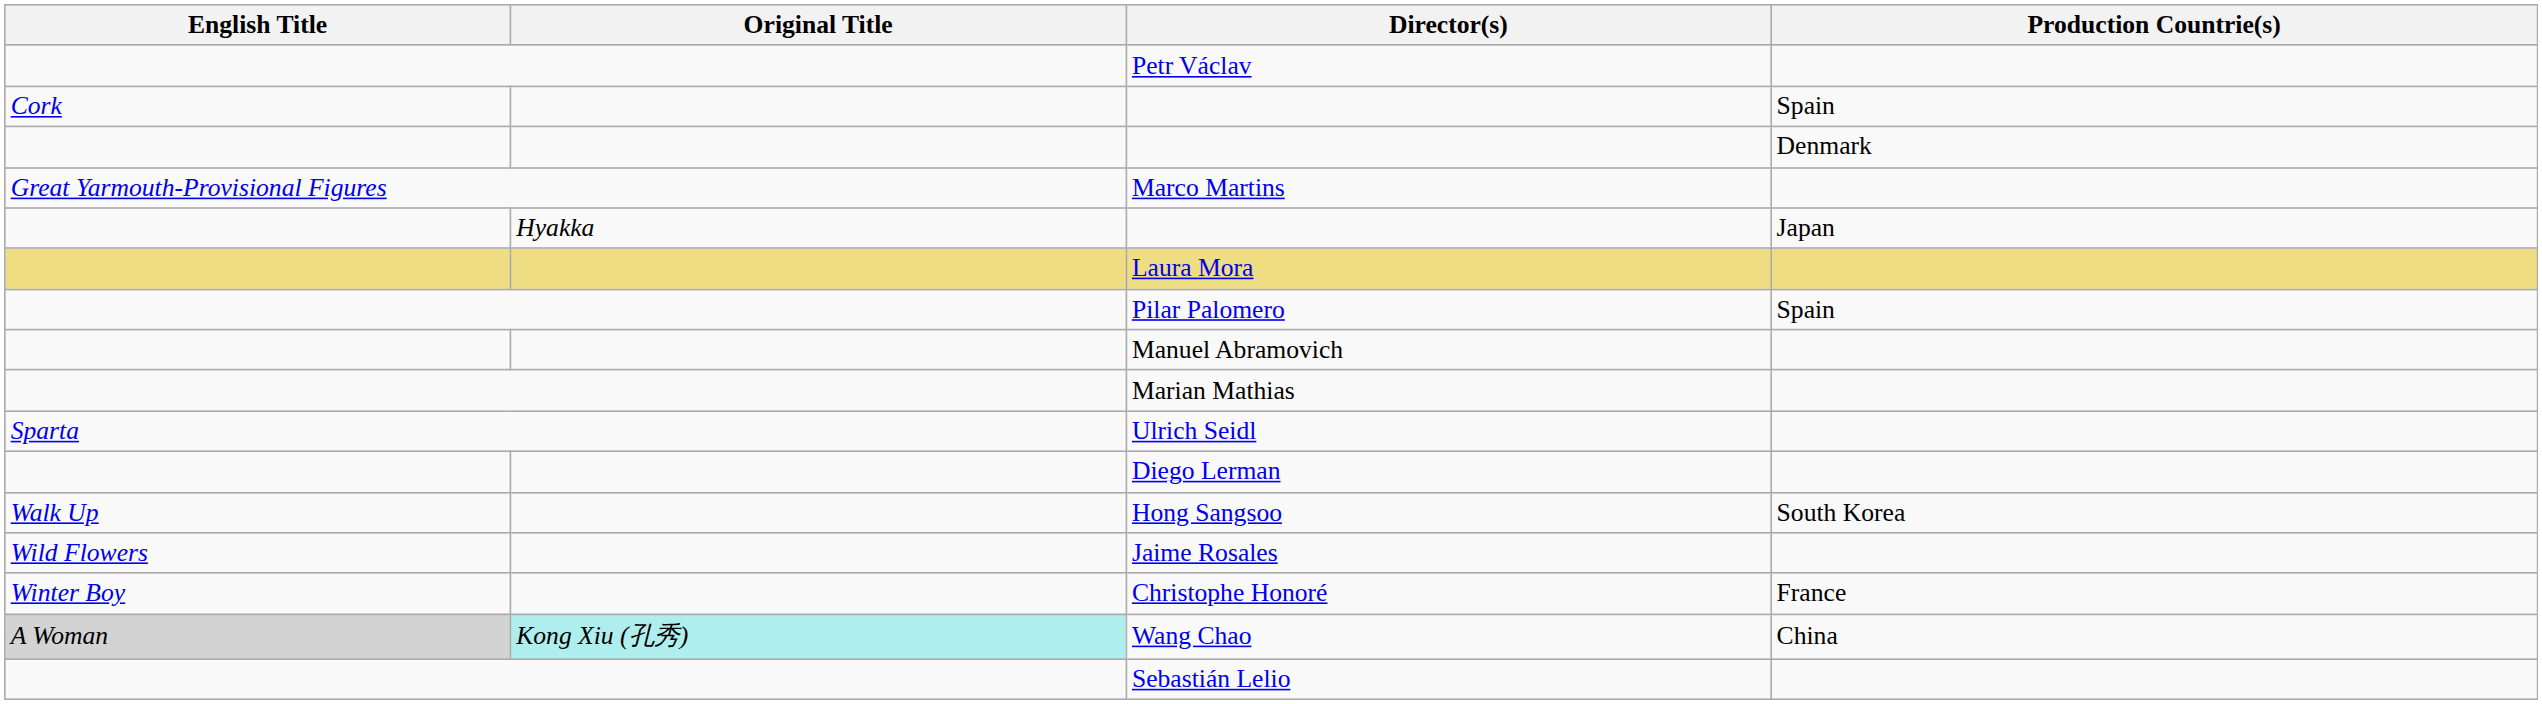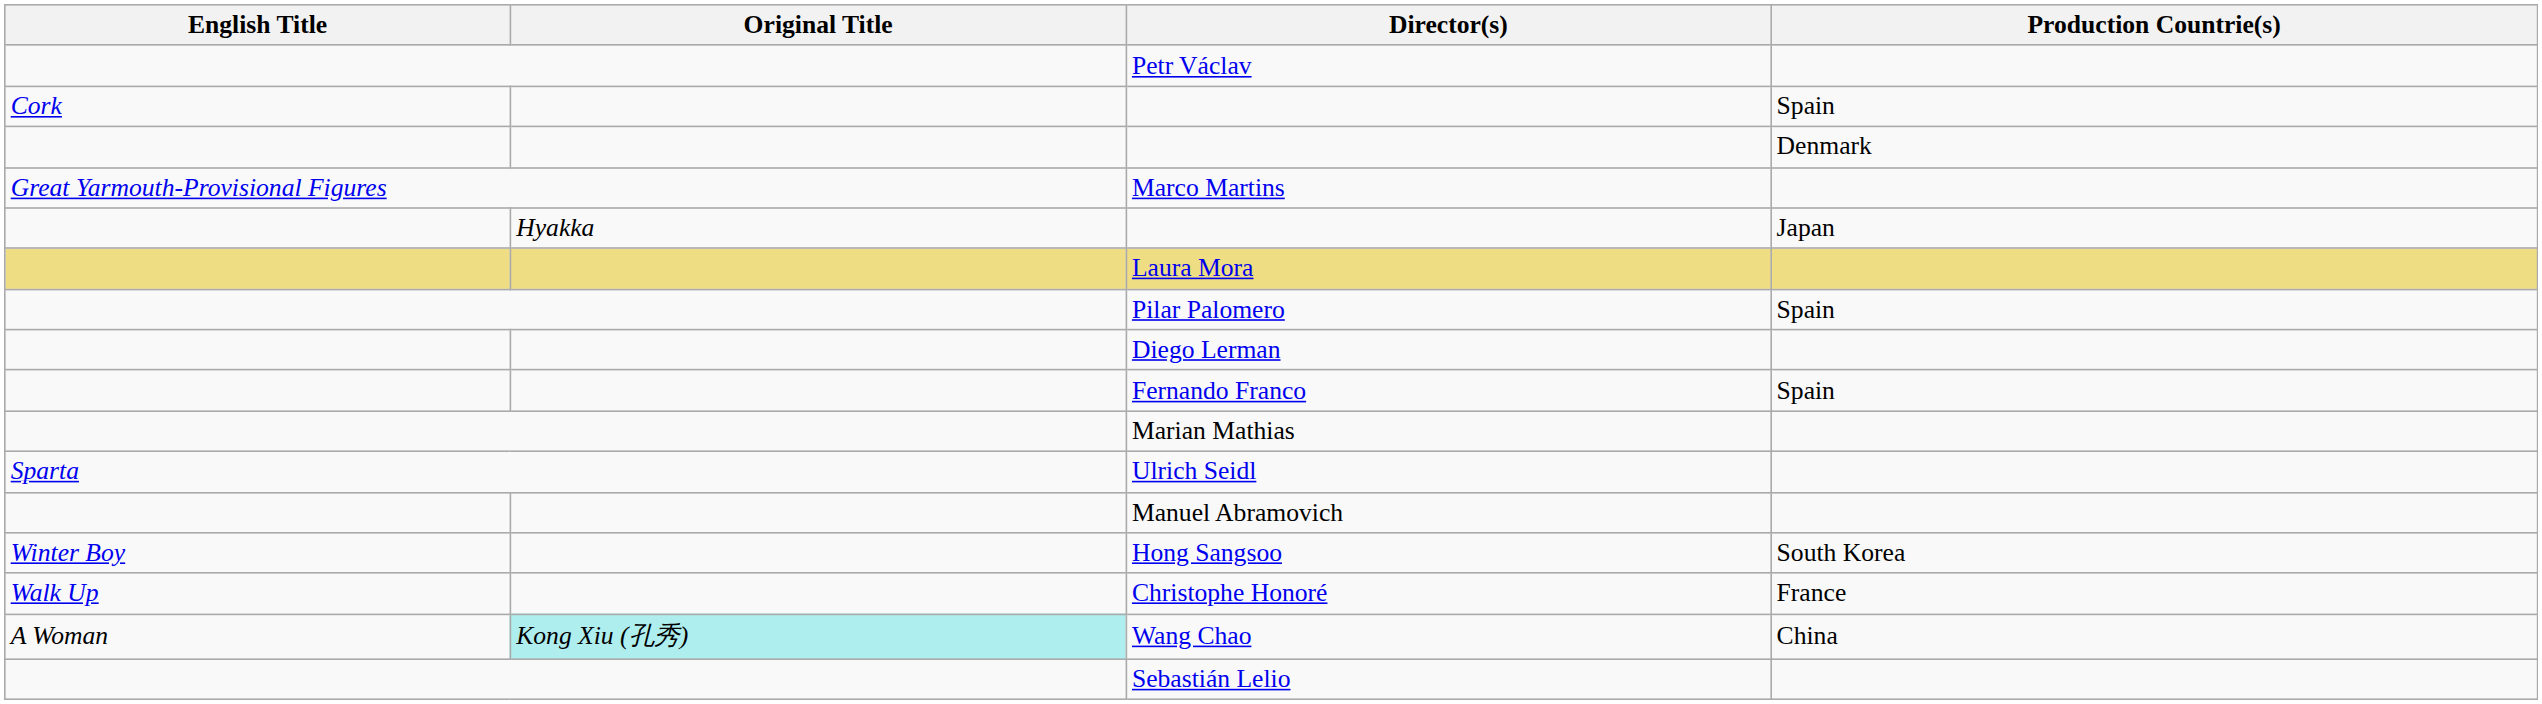rows swapped: (1238, 349) <-> (1206, 471)
+ row: (1219, 390)
(55, 512) Walk Up -> (68, 552) Winter Boy
- row: (1205, 552)
(68, 593) Winter Boy -> (55, 593) Walk Up
(59, 636) lightgrey background -> (59, 636) no background
